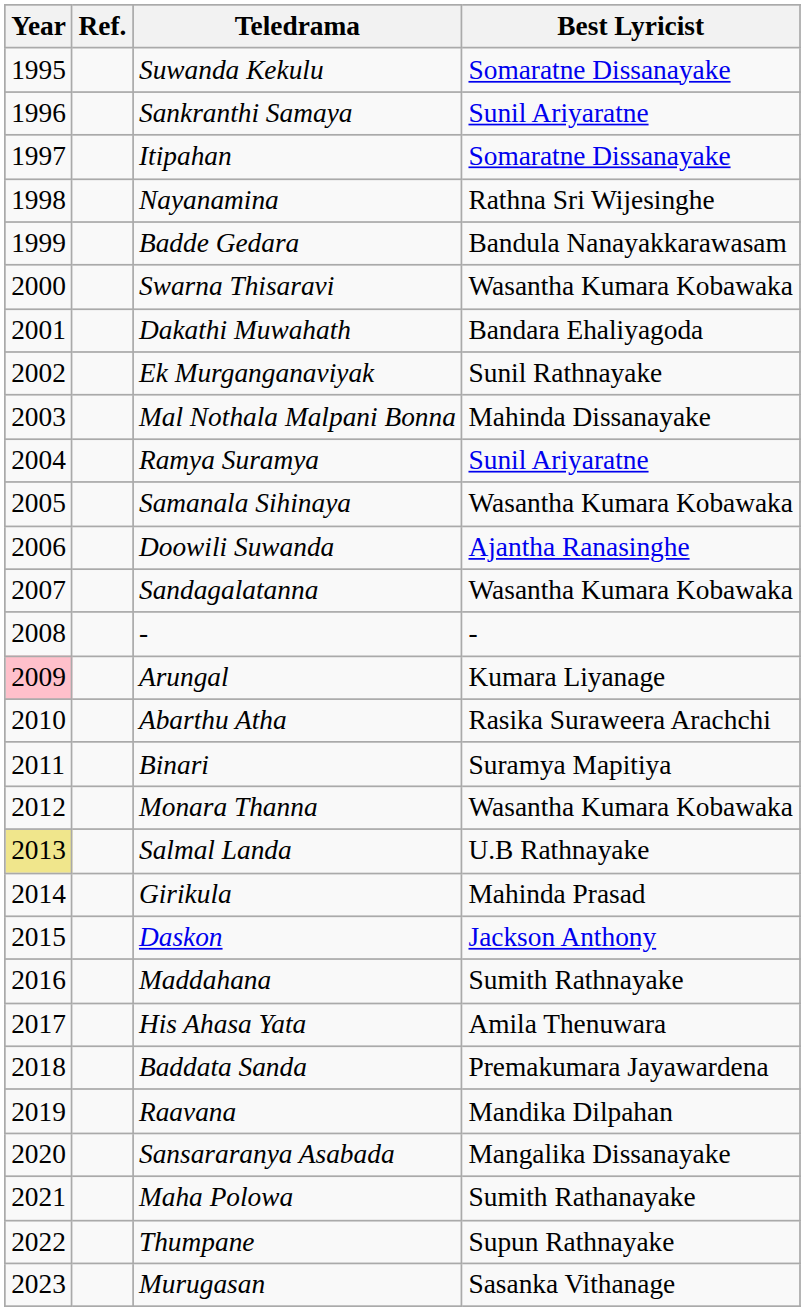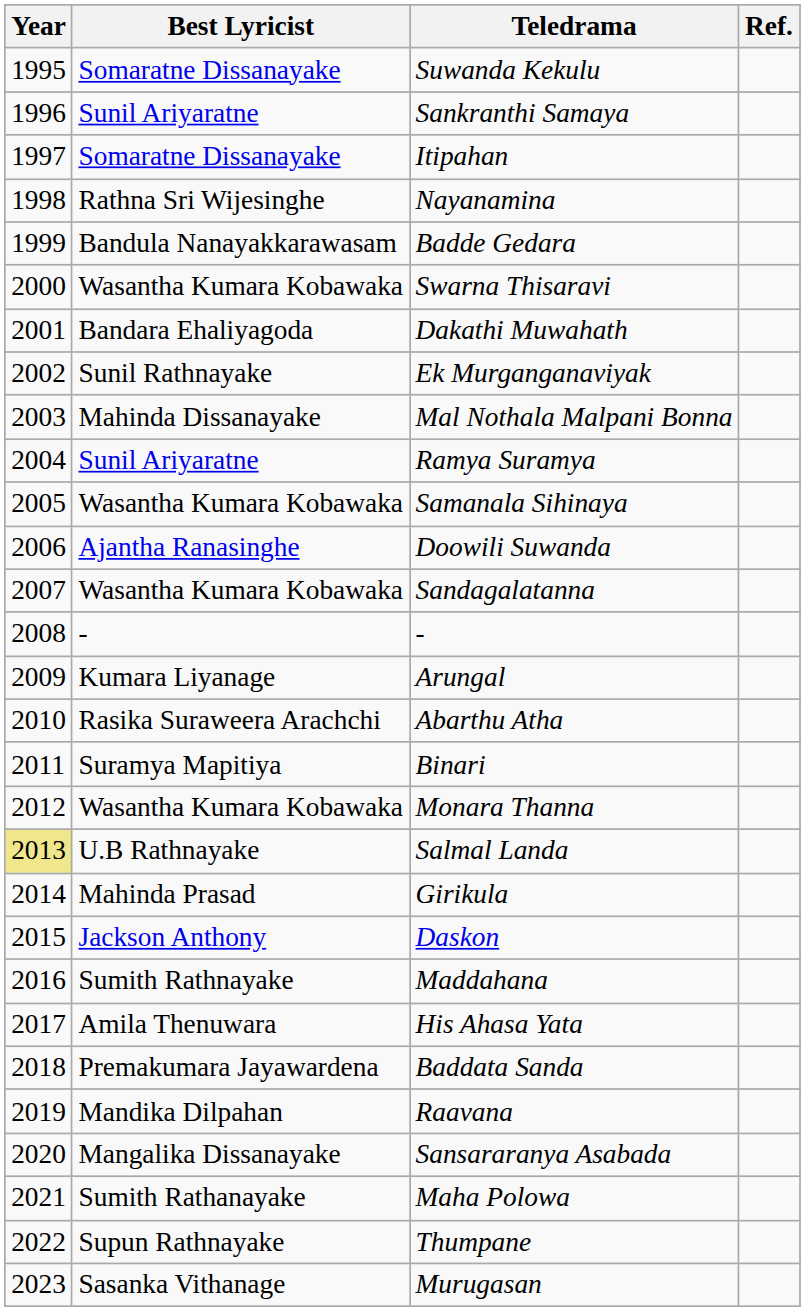columns swapped: (631, 26) <-> (102, 26)
(39, 677) pink background -> (39, 677) no background
